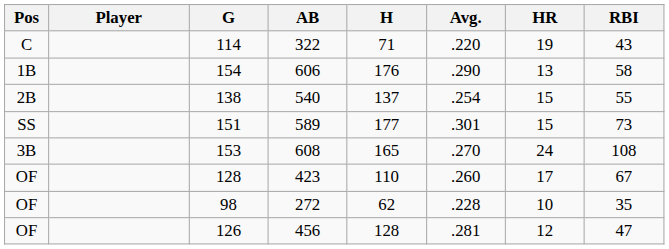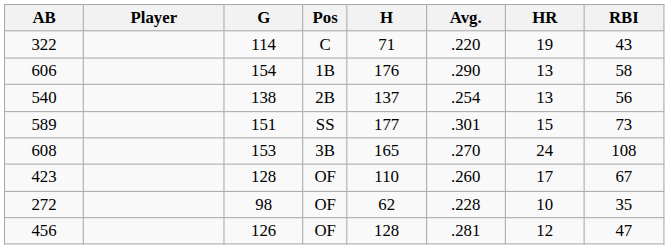columns swapped: (26, 17) <-> (308, 17)
(545, 97) 15 -> (545, 97) 13
(624, 97) 55 -> (624, 97) 56
